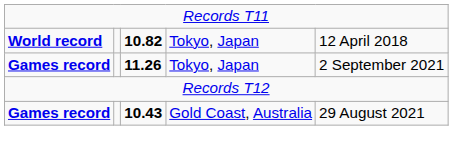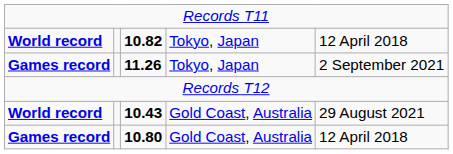(59, 112) Games record -> (55, 112) World record
+ row: (143, 137)
